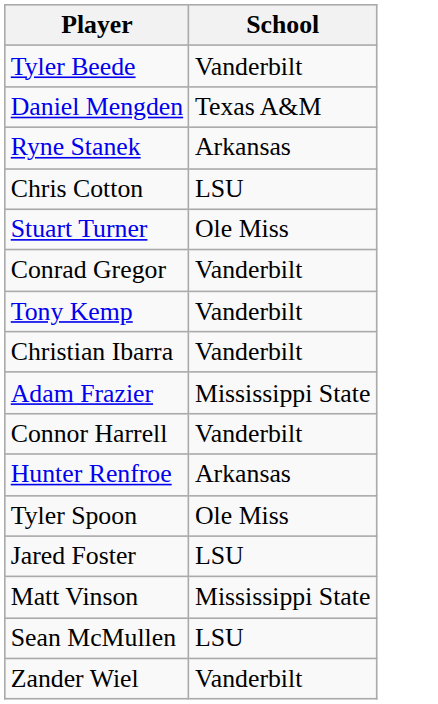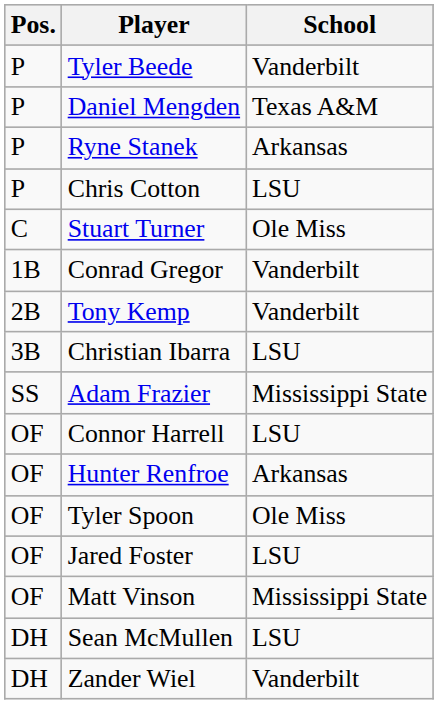+ column: (33, 24)
(249, 351) Vanderbilt -> (276, 351) LSU
(249, 433) Vanderbilt -> (276, 433) LSU
